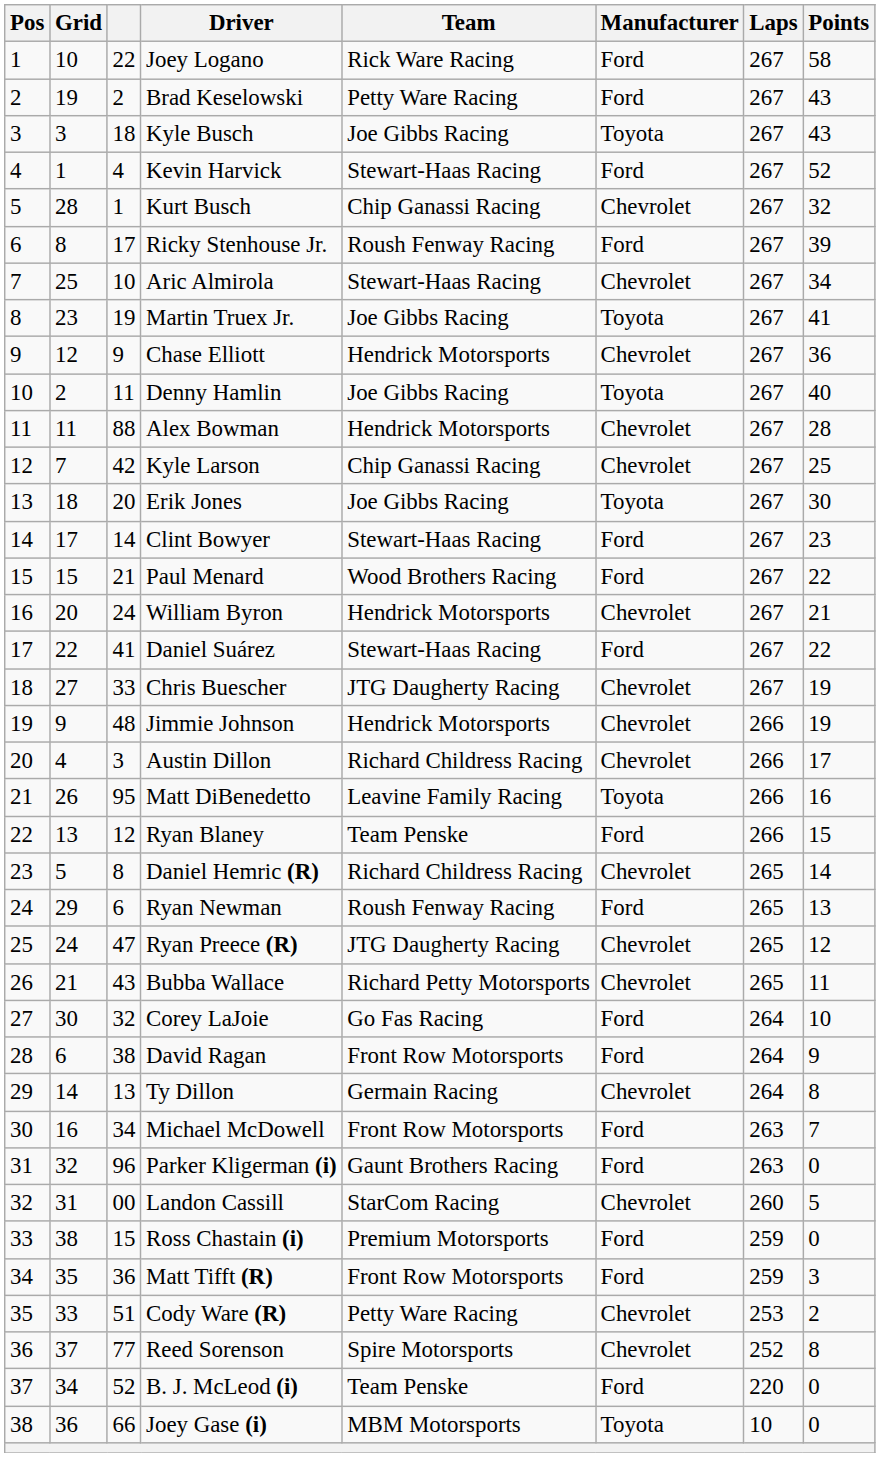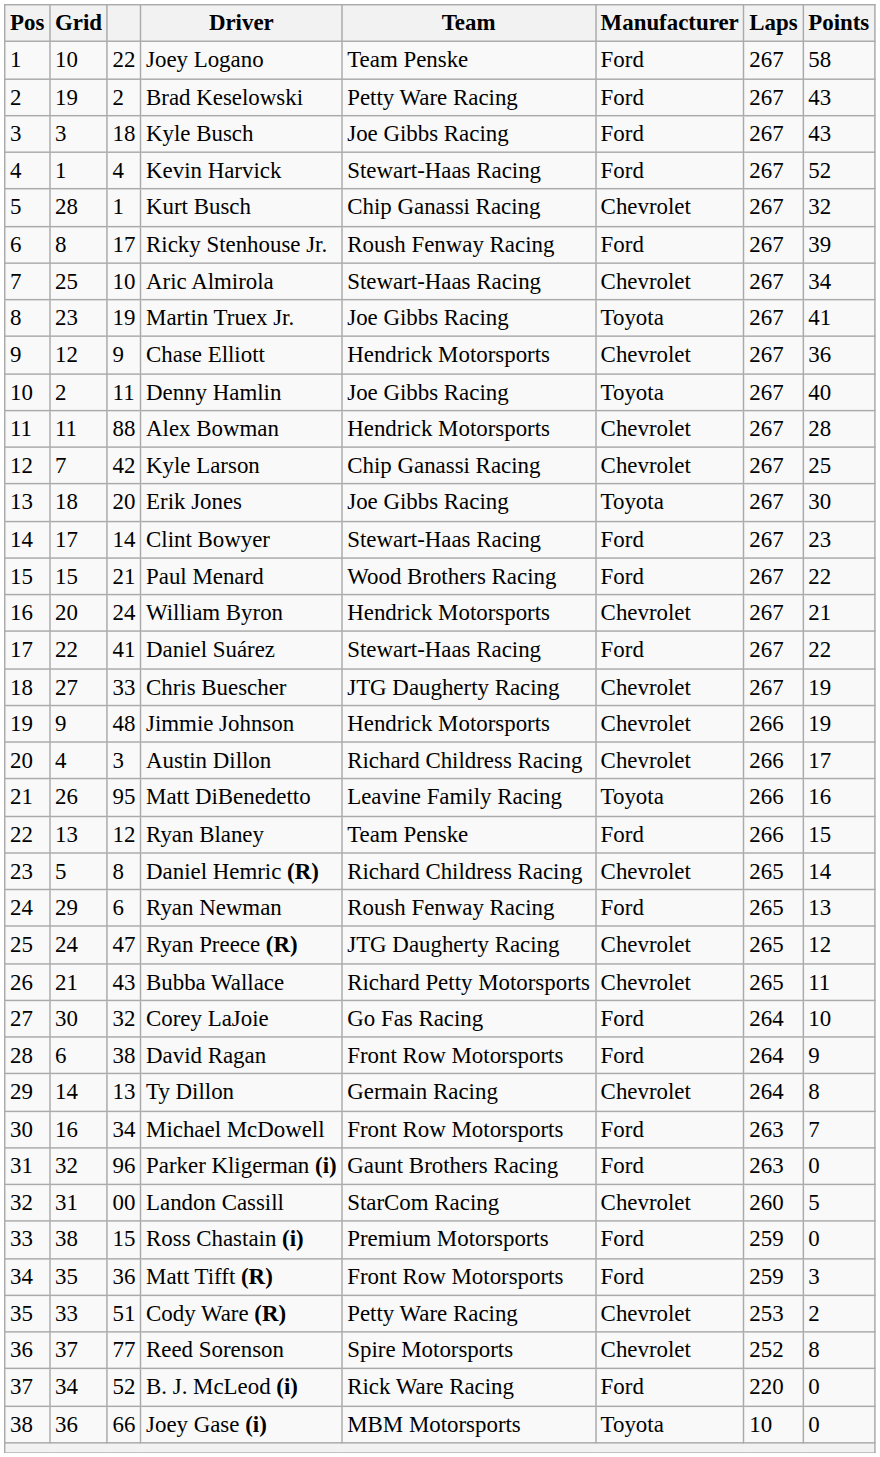(431, 59) Rick Ware Racing -> (408, 59) Team Penske
(632, 133) Toyota -> (622, 133) Ford
(408, 1386) Team Penske -> (431, 1386) Rick Ware Racing
